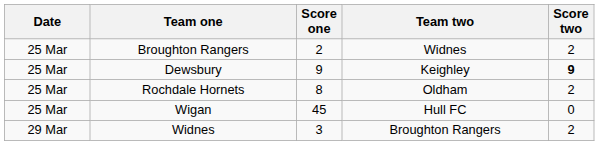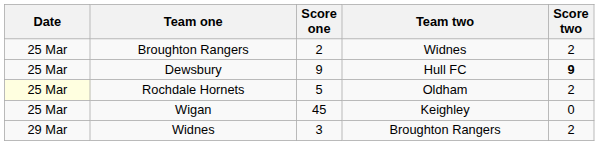(445, 69) Keighley -> (445, 69) Hull FC
(47, 89) no background -> (47, 89) lightyellow background
(319, 89) 8 -> (319, 89) 5
(445, 110) Hull FC -> (445, 110) Keighley
